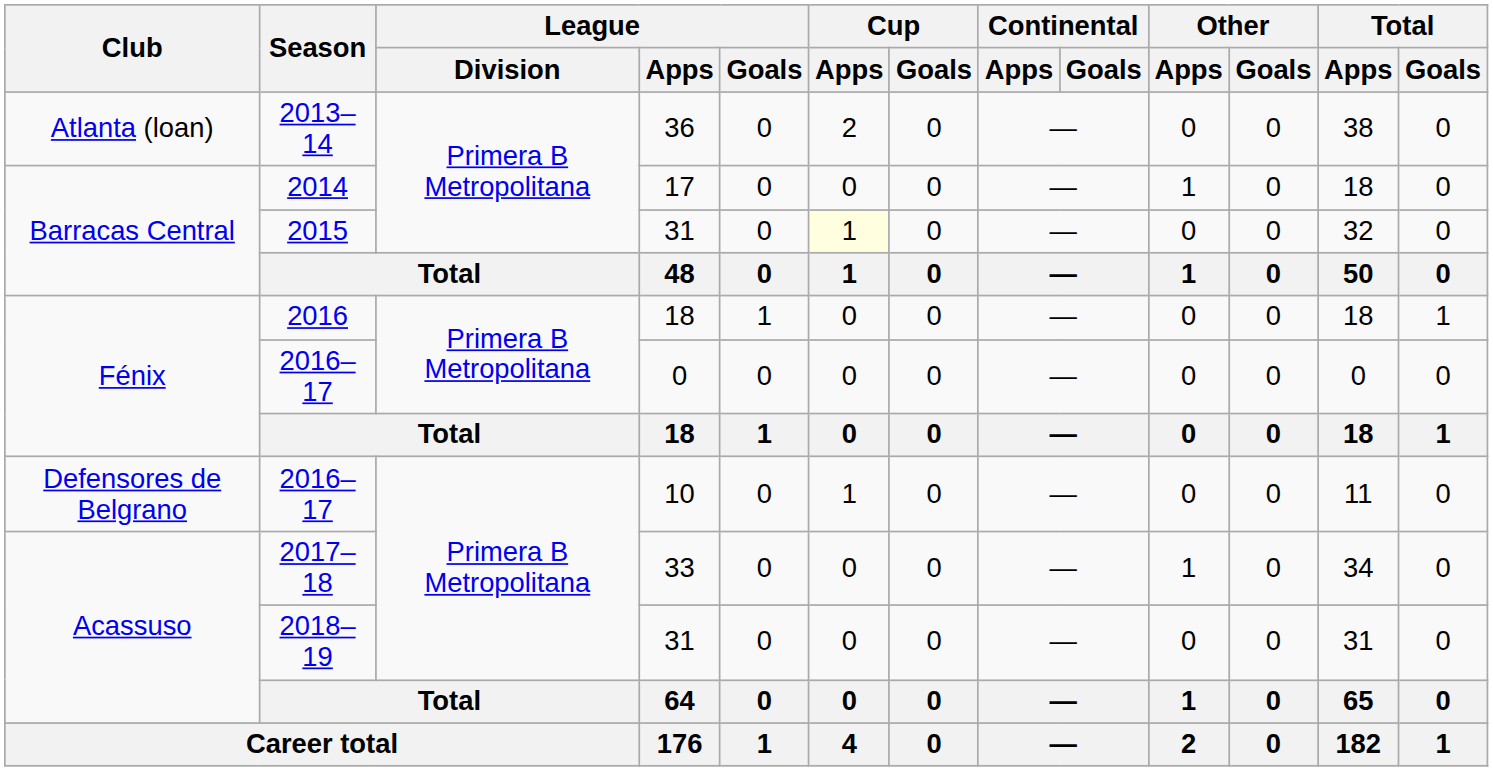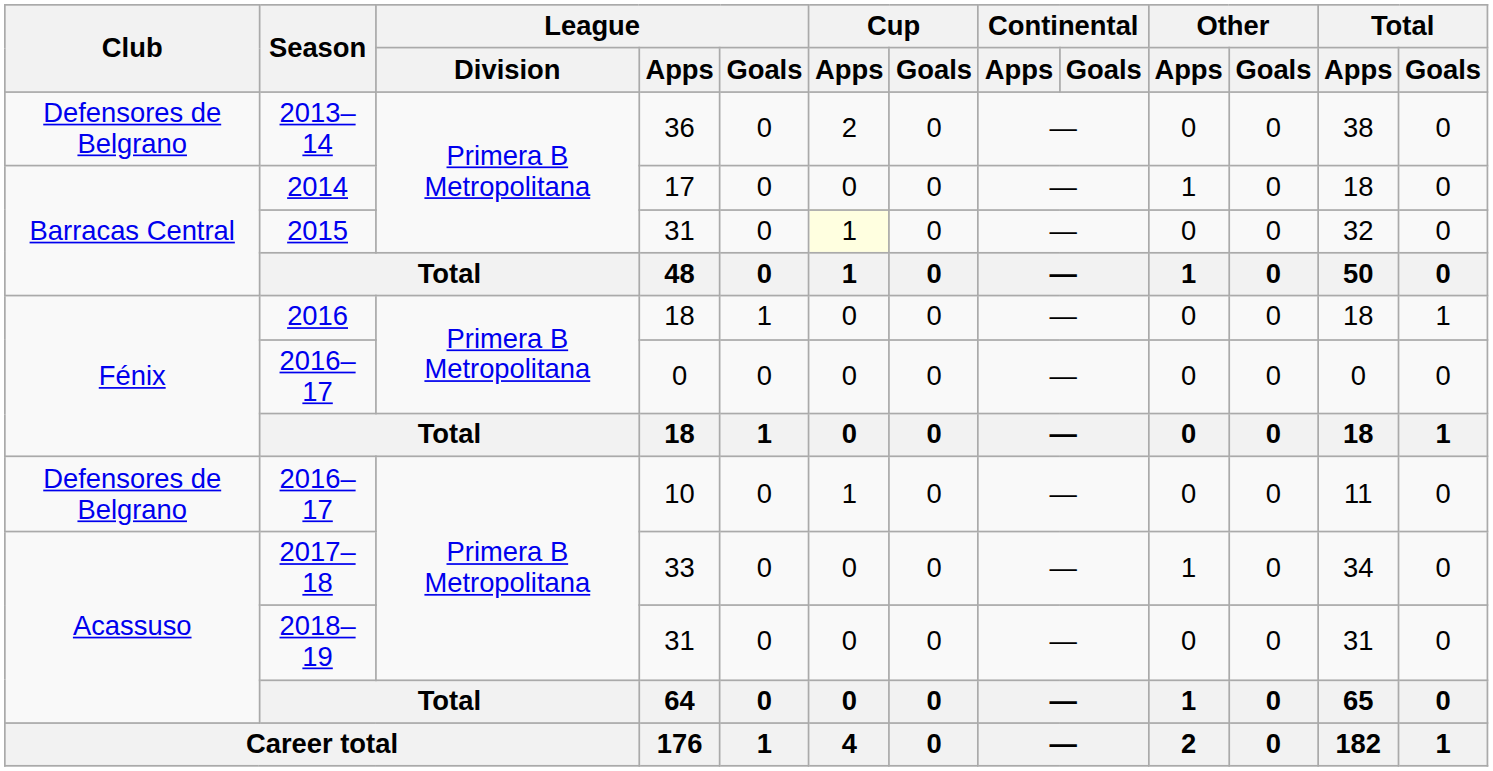(132, 128) Atlanta (loan) -> (132, 128) Defensores de Belgrano
